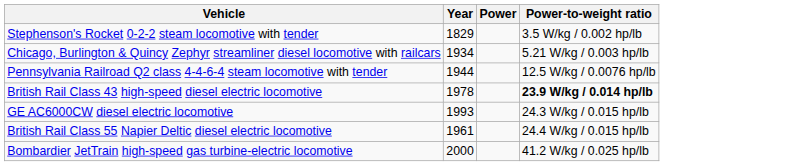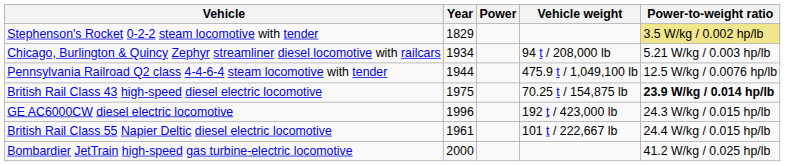+ column: (580, 14)
(582, 33) no background -> (703, 33) khaki background
(460, 92) 1978 -> (460, 92) 1975
(460, 111) 1993 -> (460, 111) 1996
